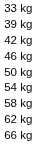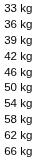+ row: (18, 24)
